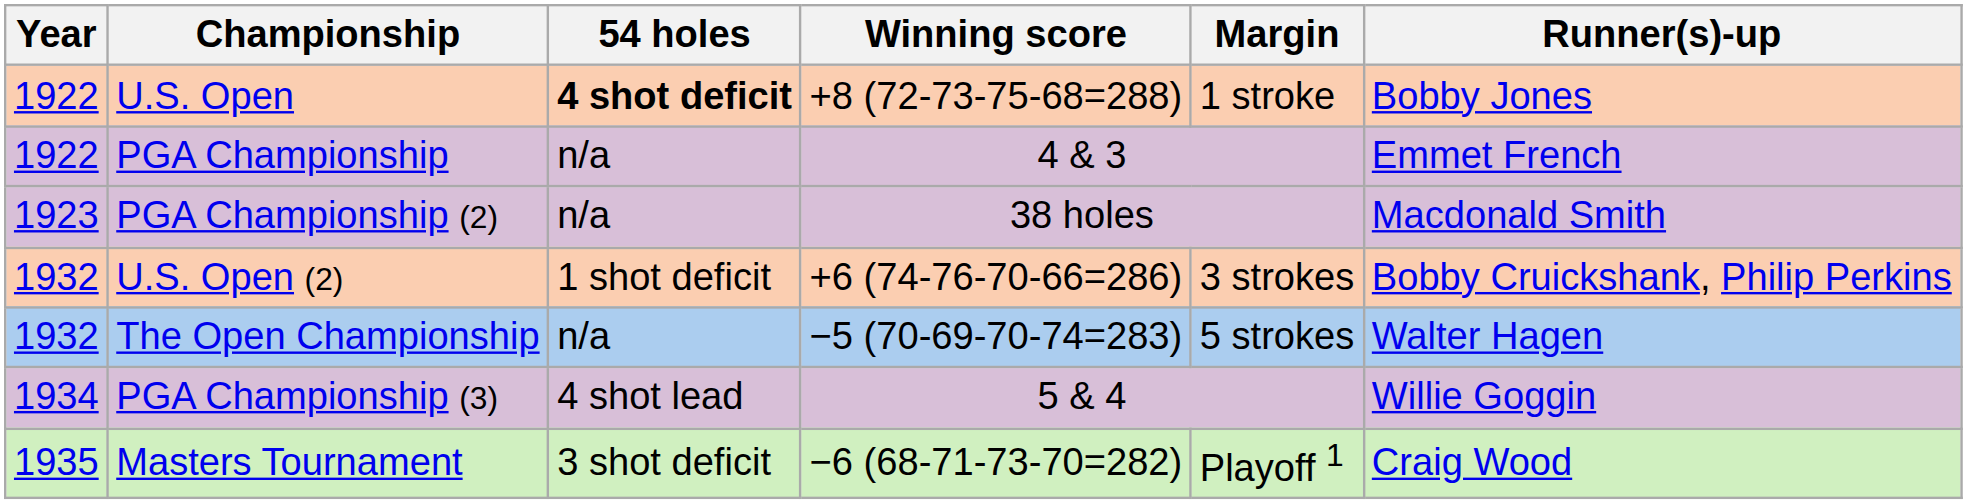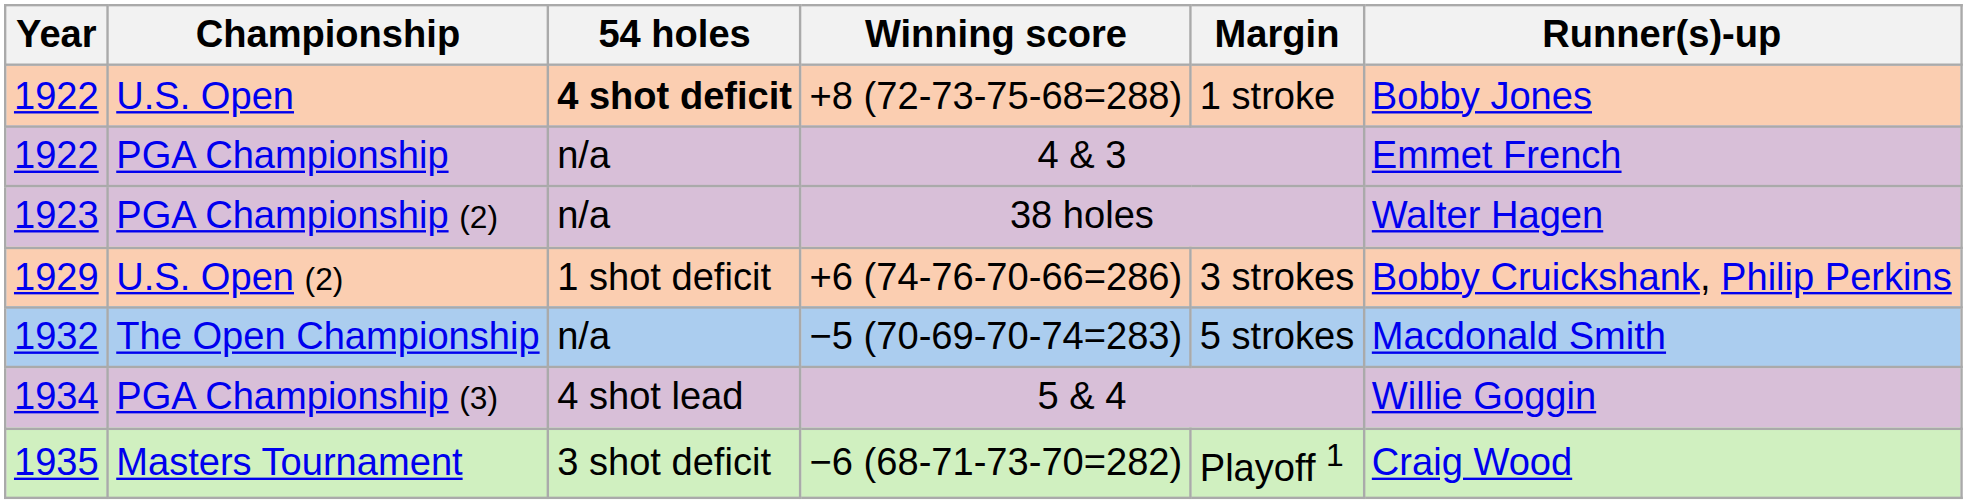(1519, 215) Macdonald Smith -> (1488, 215) Walter Hagen
(56, 276) 1932 -> (56, 276) 1929
(1488, 336) Walter Hagen -> (1519, 336) Macdonald Smith
